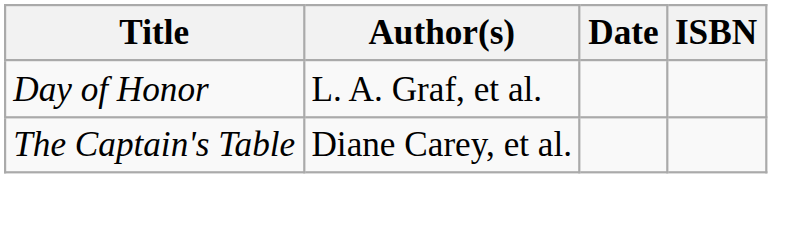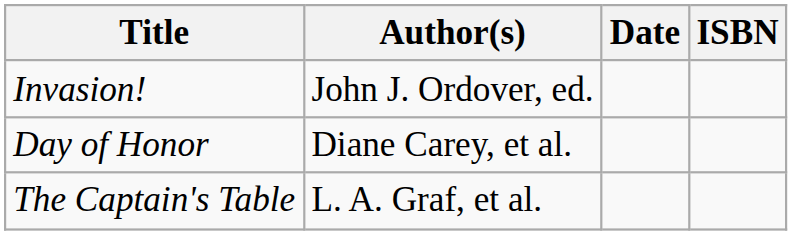+ row: (80, 88)
(427, 88) L. A. Graf, et al. -> (442, 144) Diane Carey, et al.
(442, 144) Diane Carey, et al. -> (427, 199) L. A. Graf, et al.
